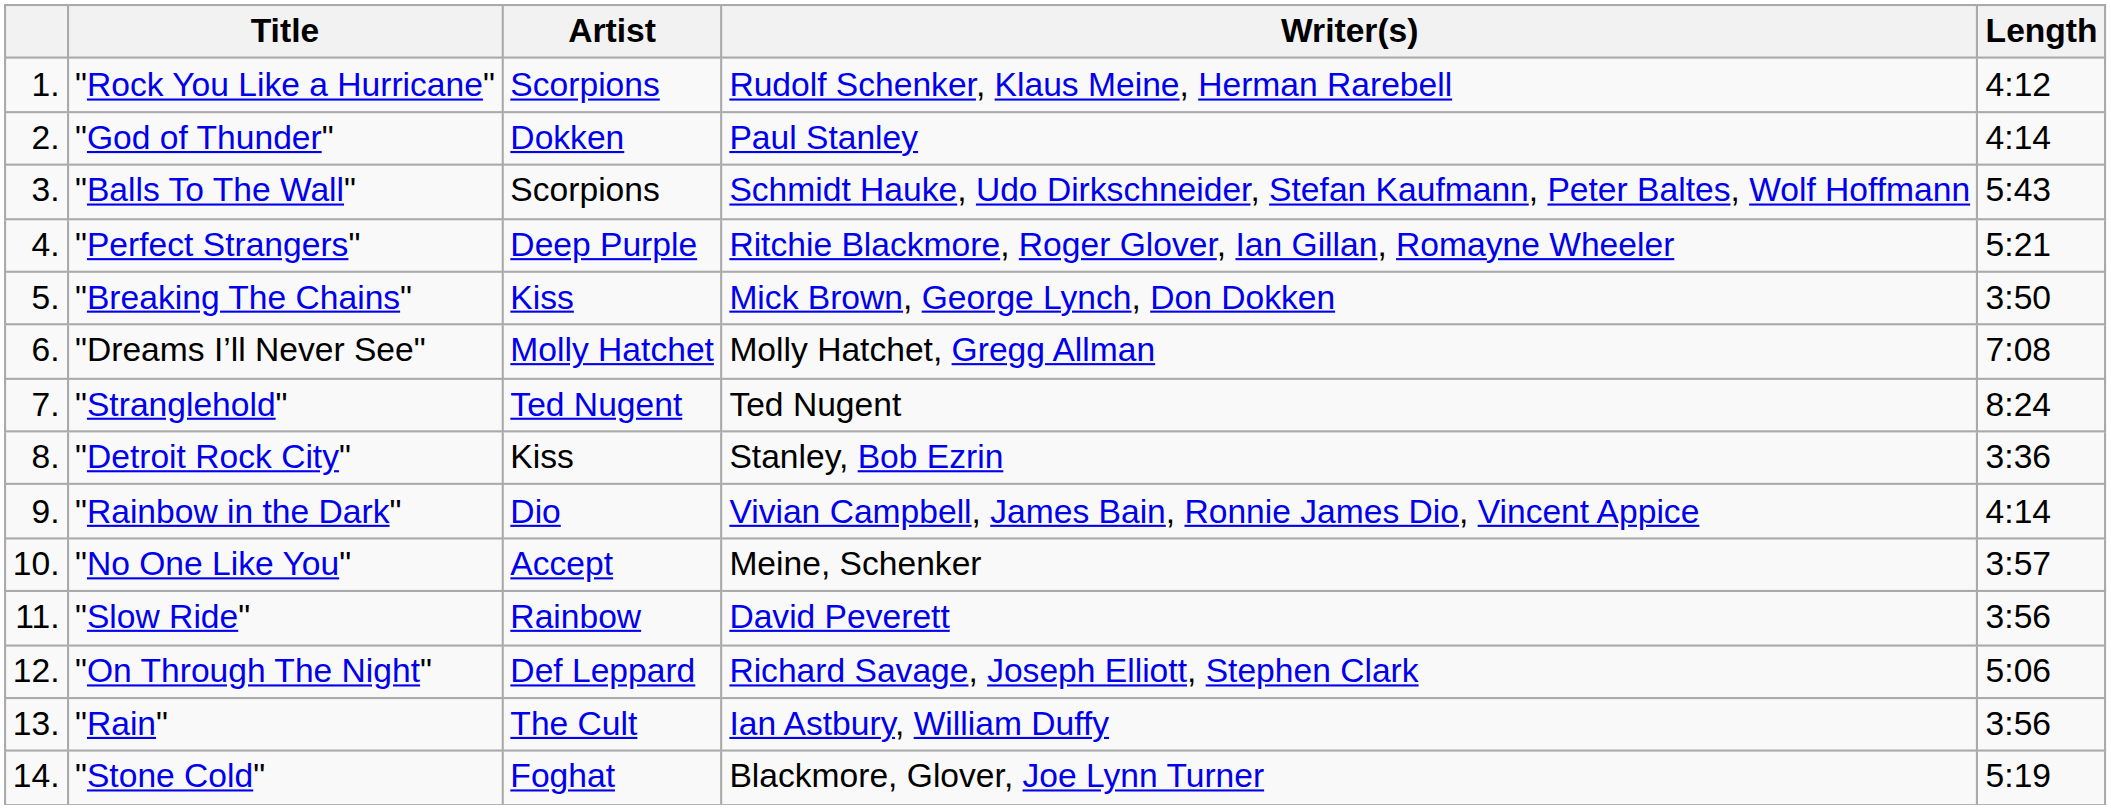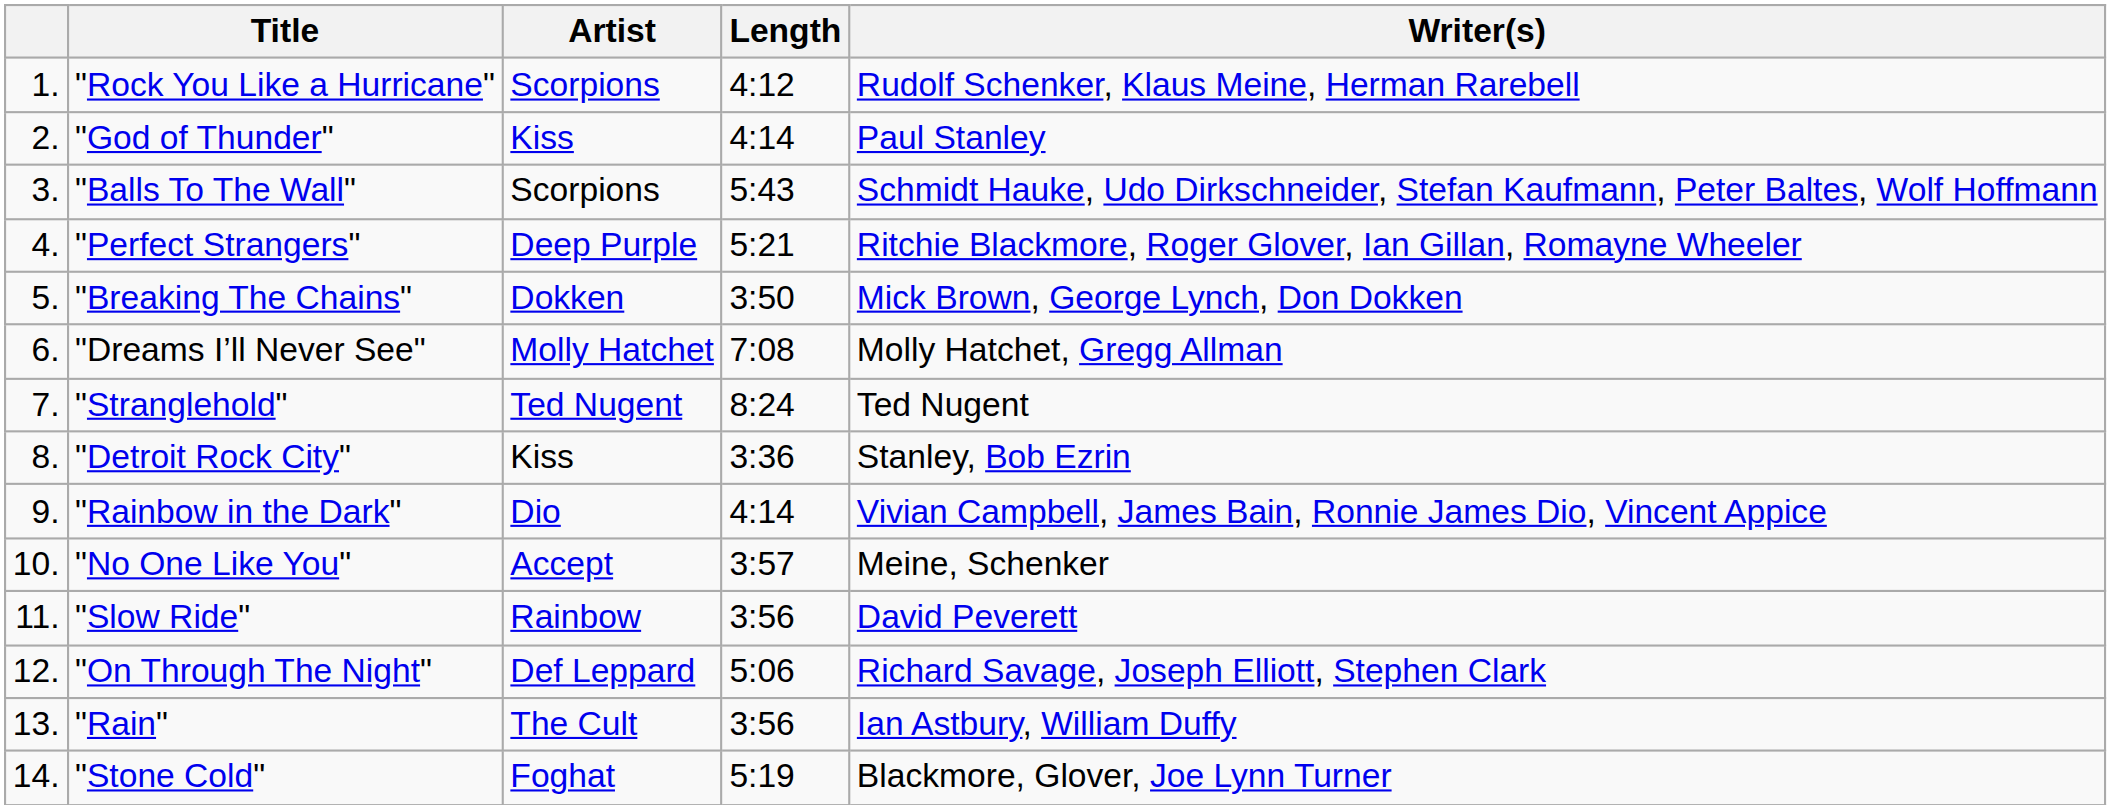columns swapped: (1350, 31) <-> (2042, 31)
(567, 137) Dokken -> (542, 137) Kiss
(542, 297) Kiss -> (567, 297) Dokken
